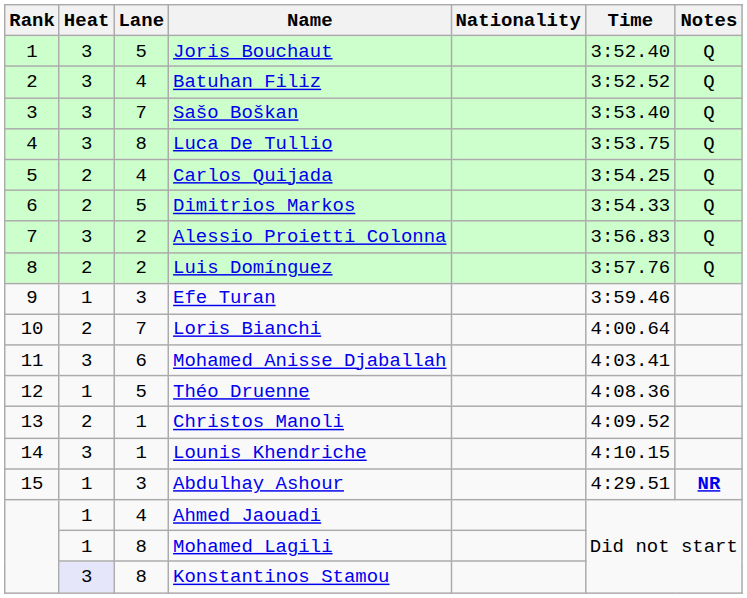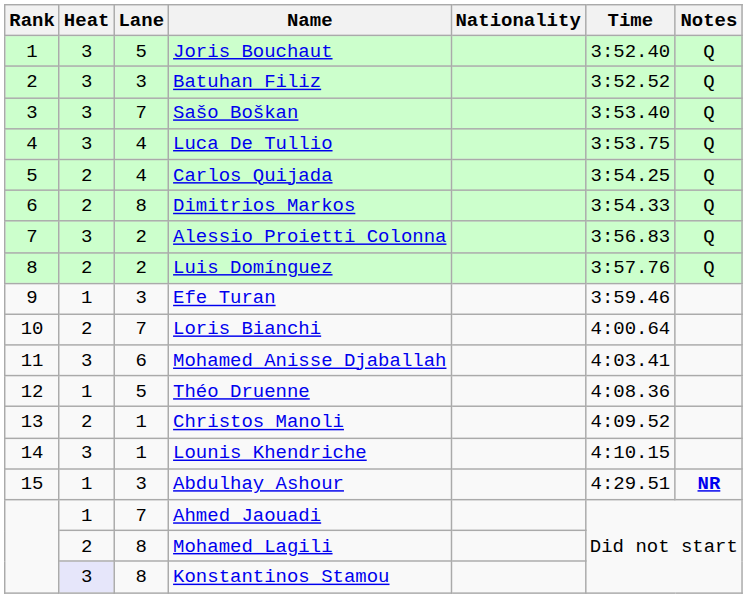(141, 82) 4 -> (141, 82) 3
(141, 144) 8 -> (141, 144) 4
(141, 206) 5 -> (141, 206) 8
(141, 515) 4 -> (141, 515) 7
(87, 546) 1 -> (87, 546) 2
